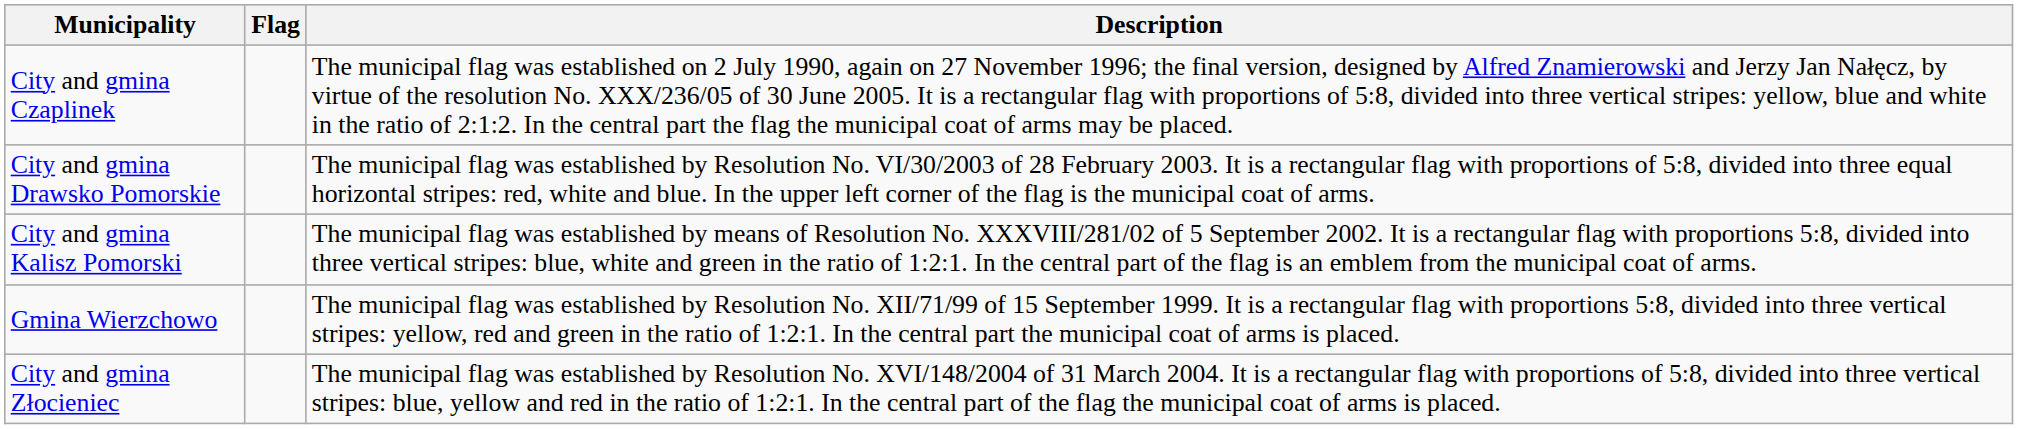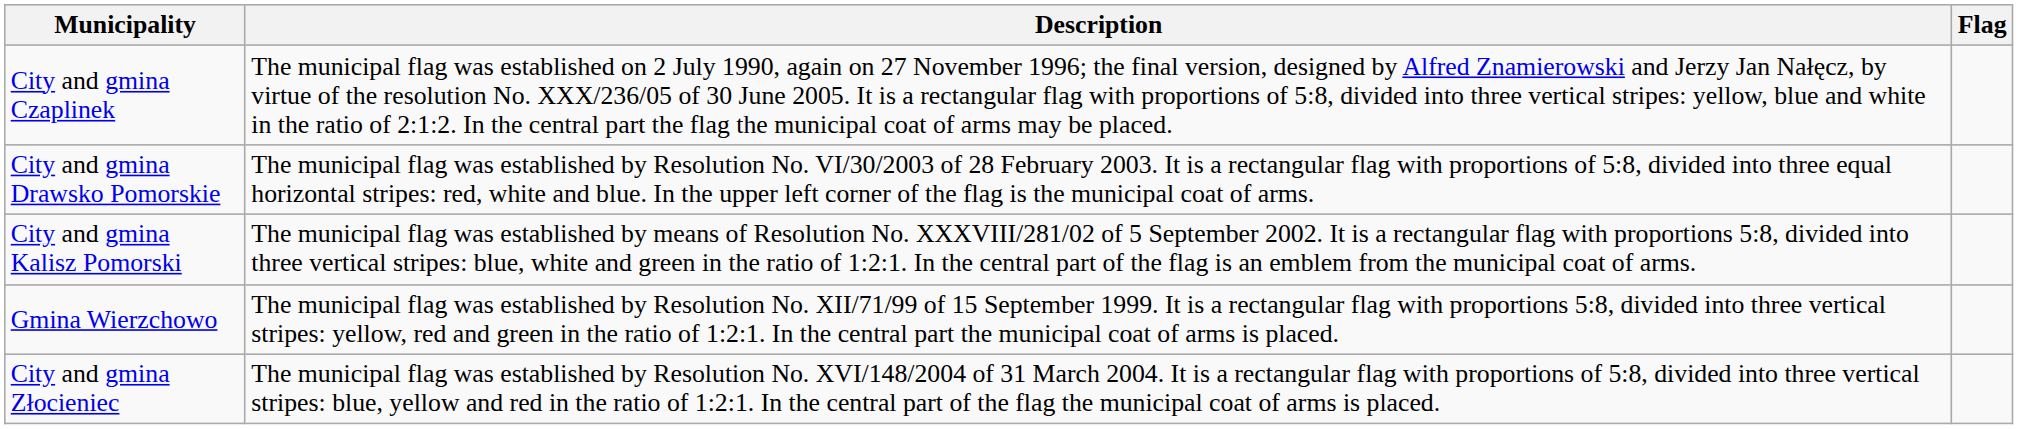columns swapped: (276, 24) <-> (1159, 24)
